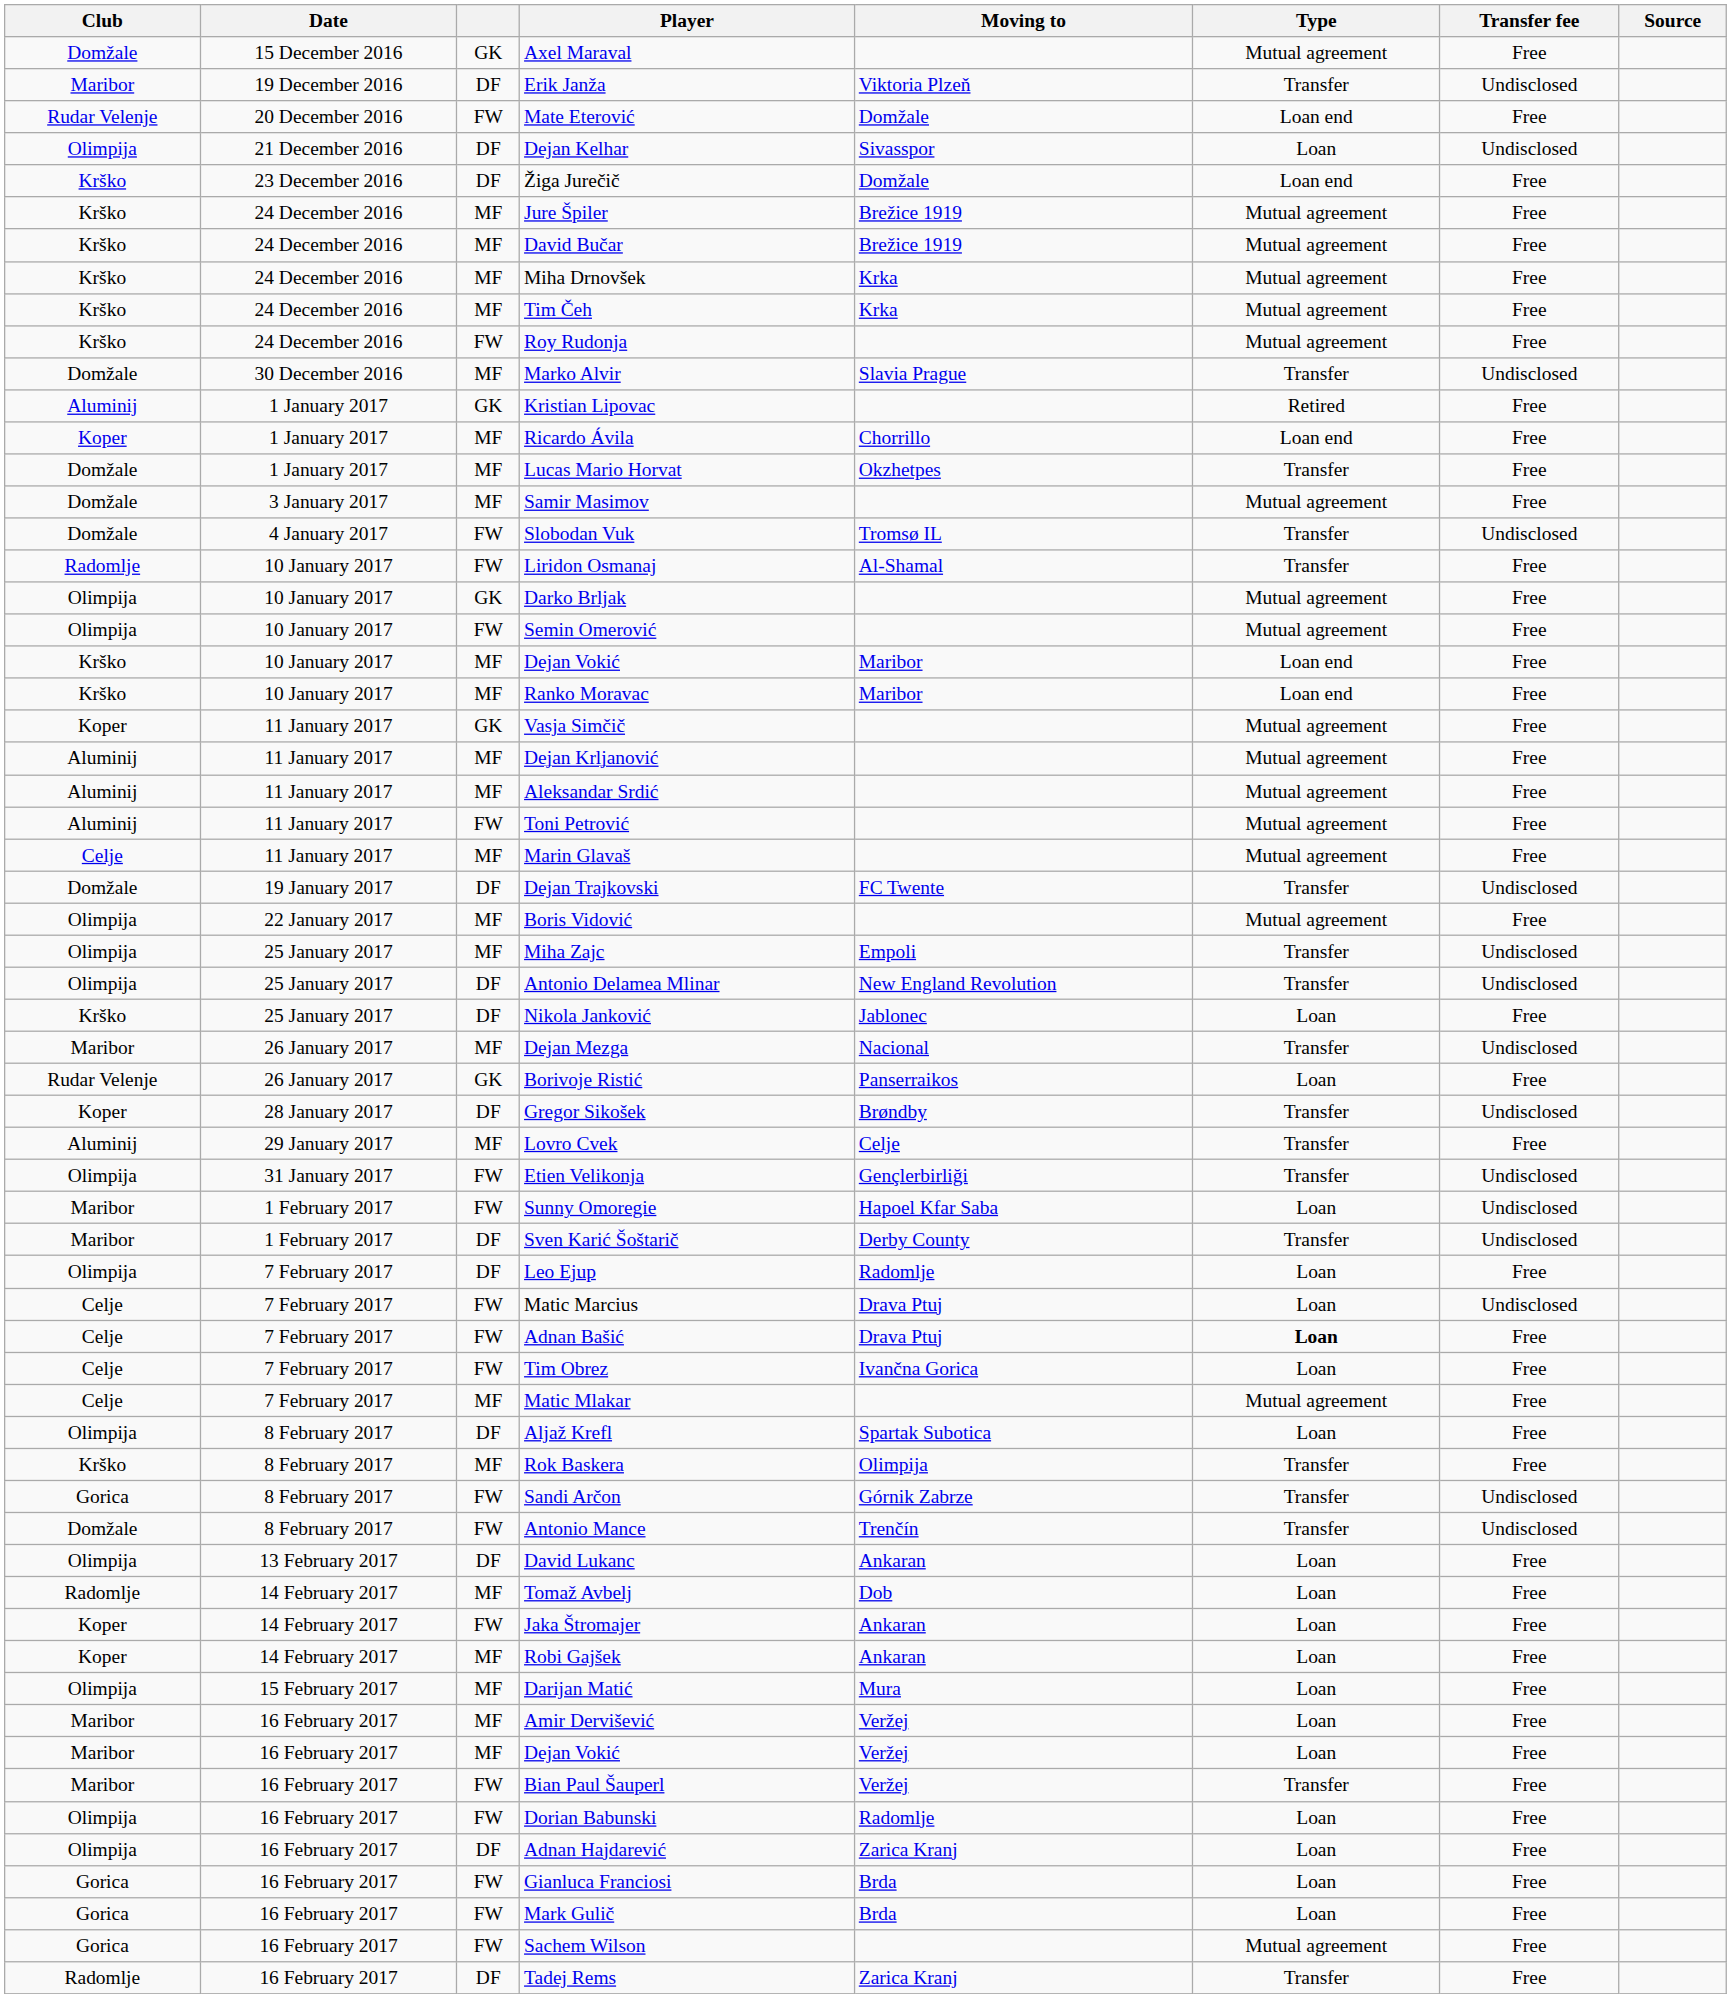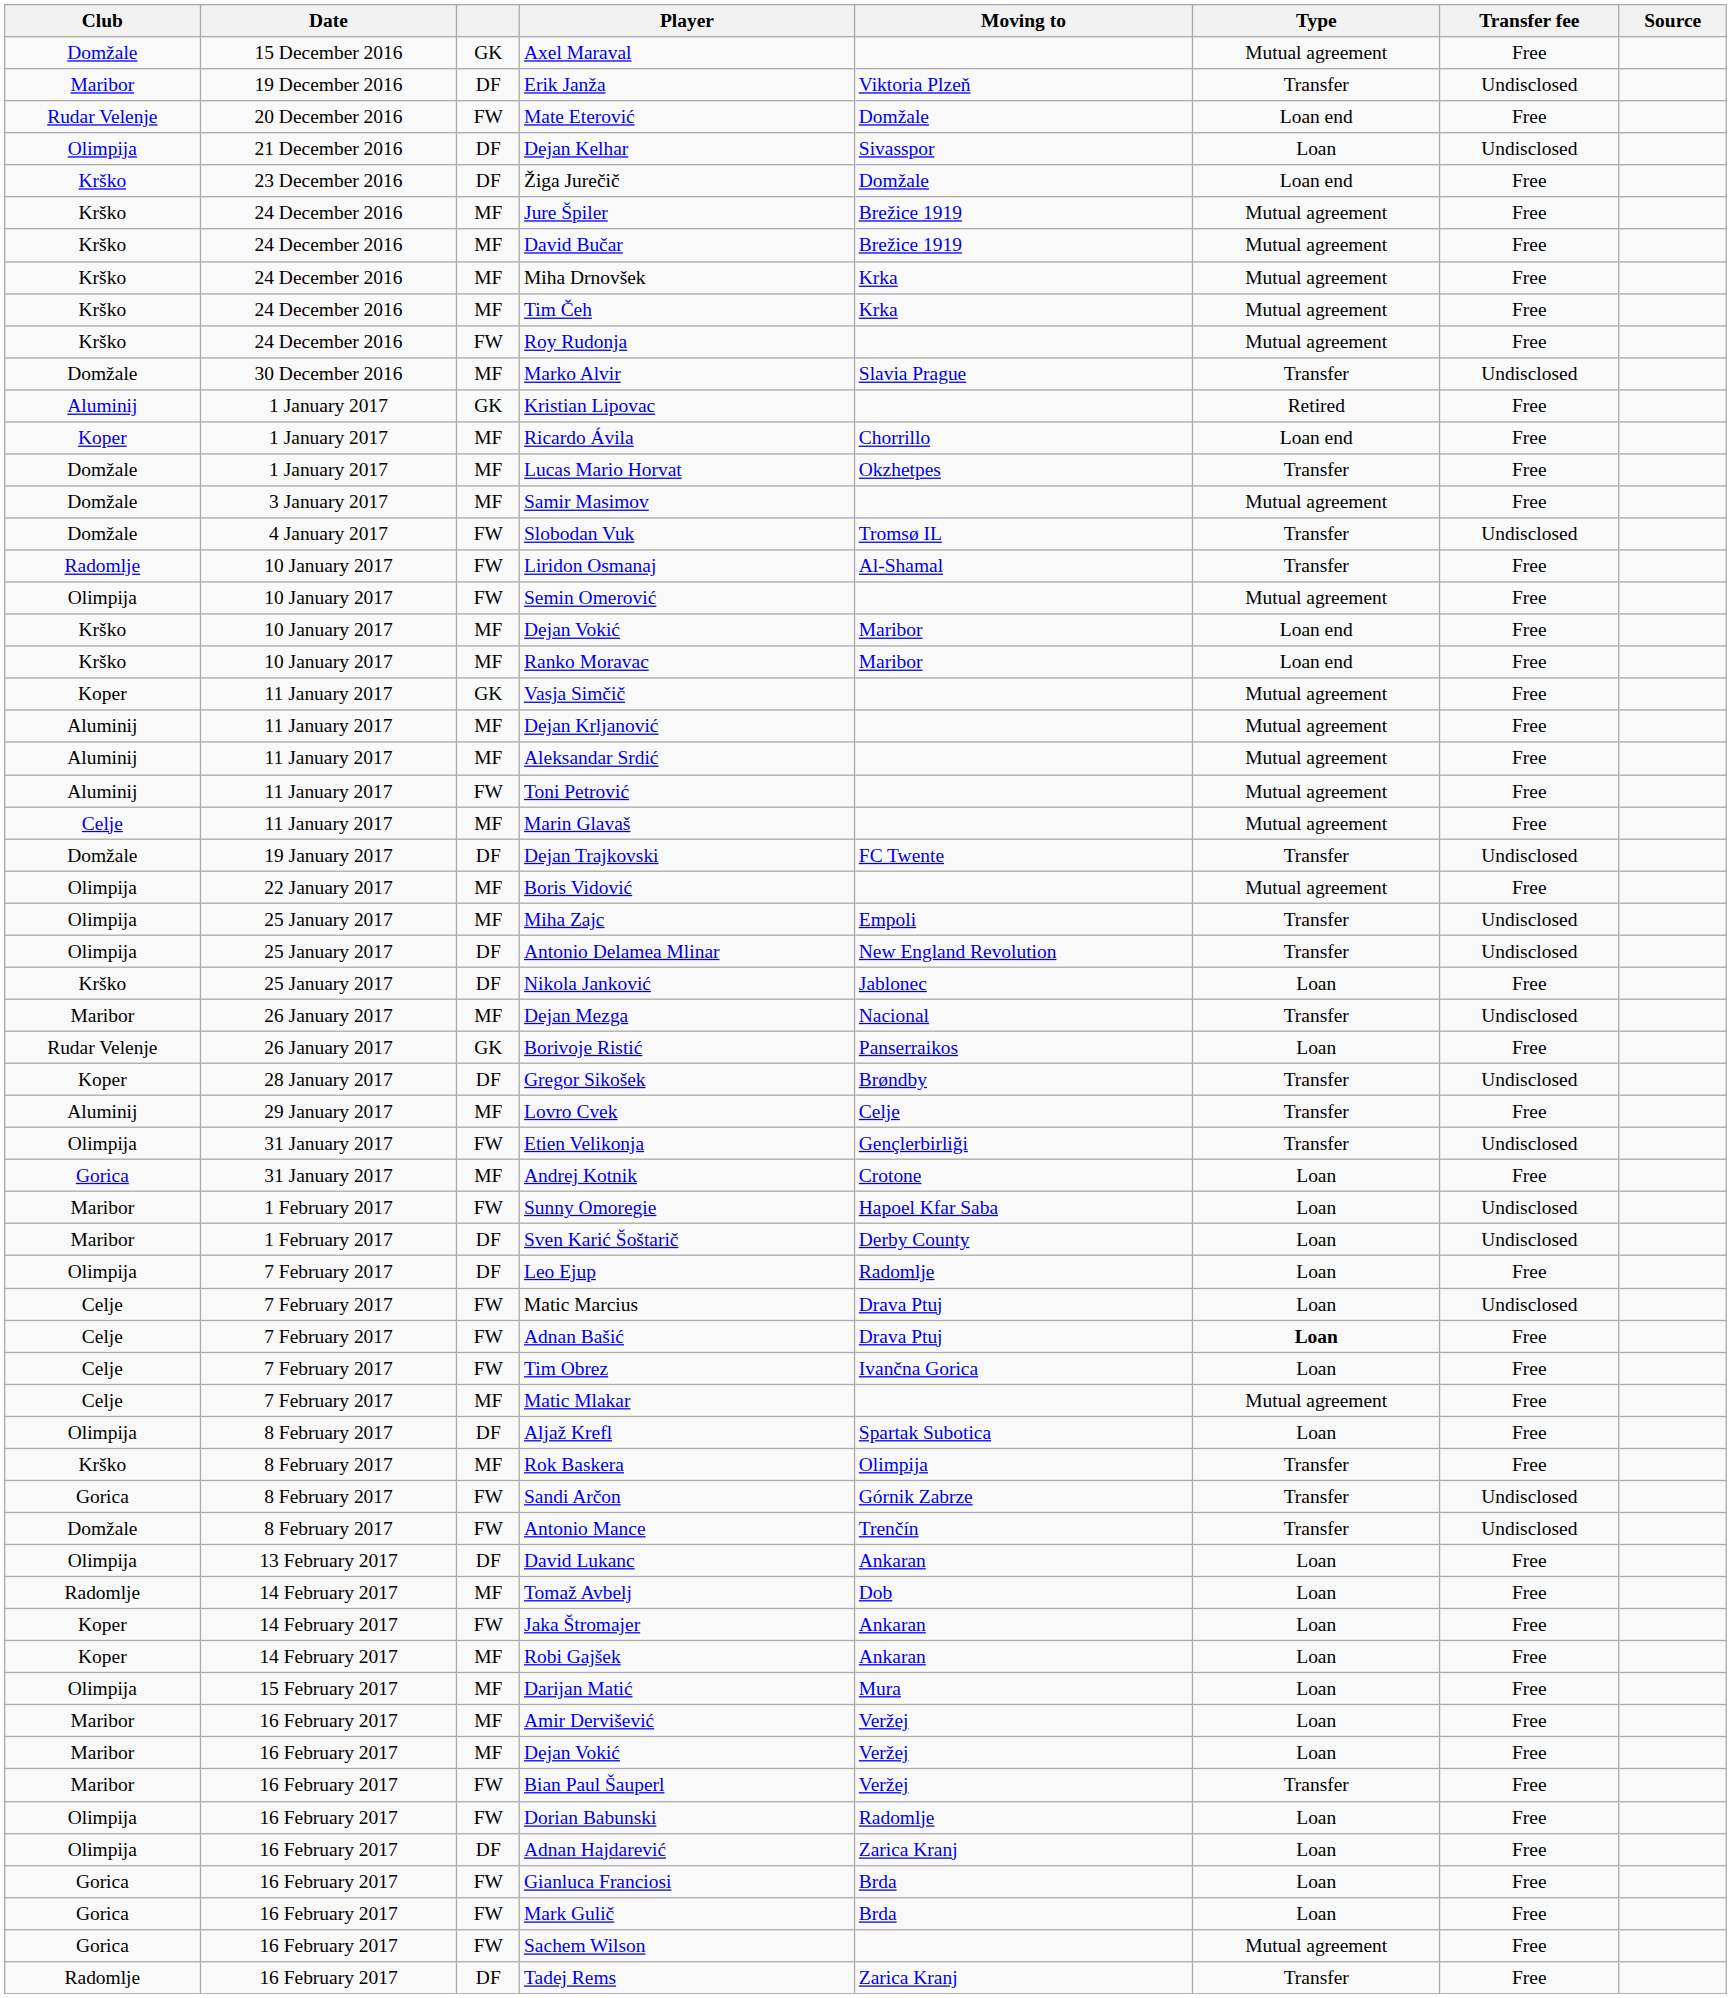- row: (329, 598)
+ row: (329, 1175)
(1316, 1239) Transfer -> (1316, 1239) Loan
